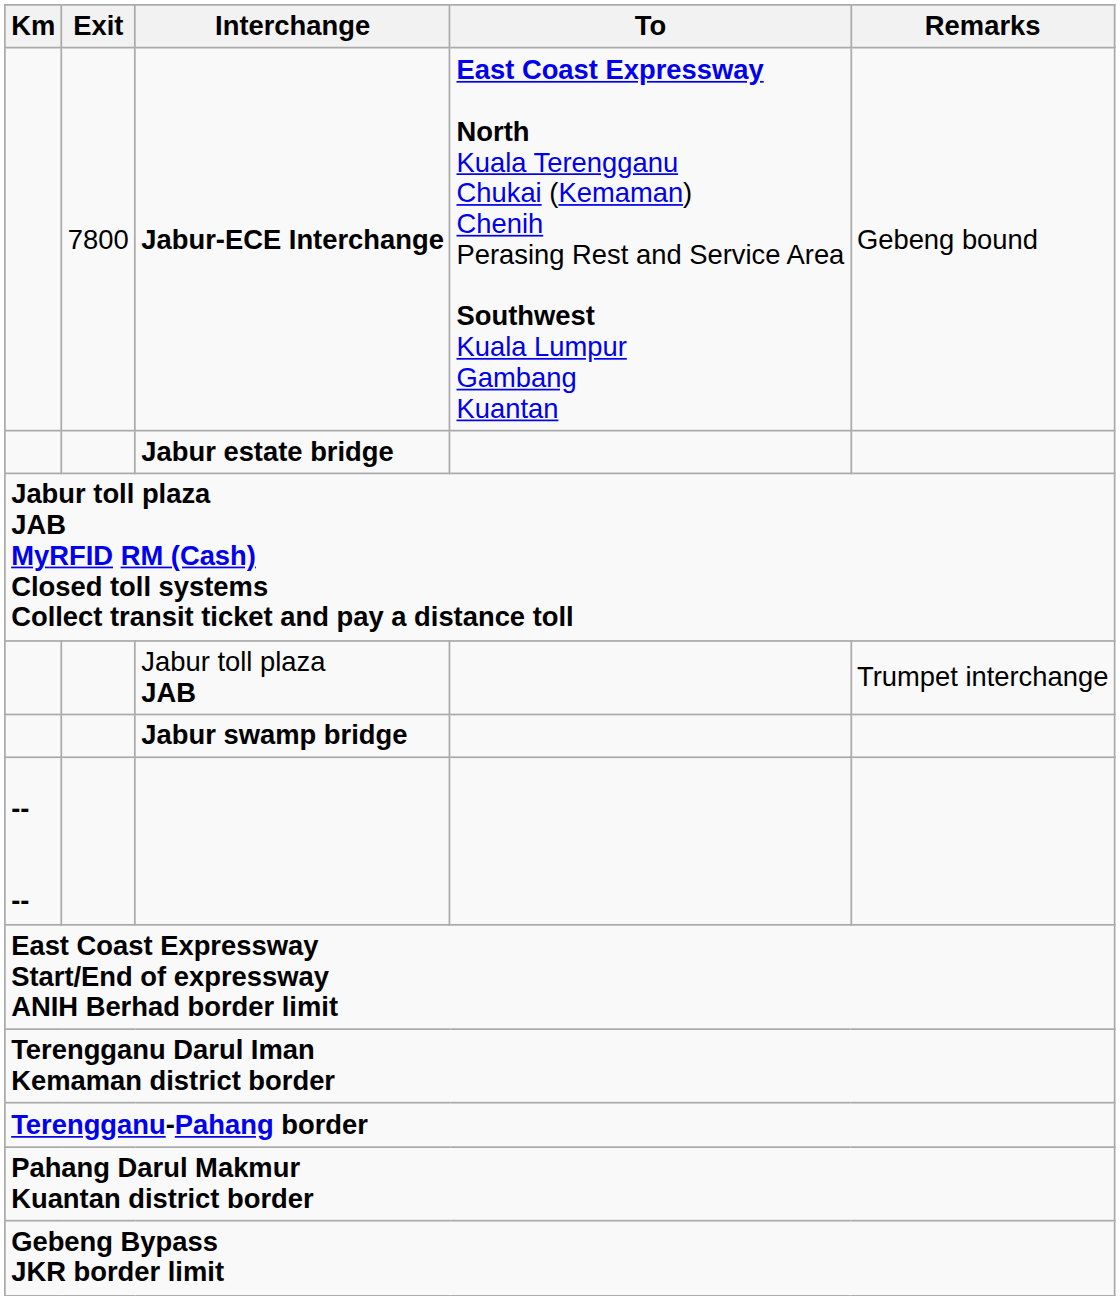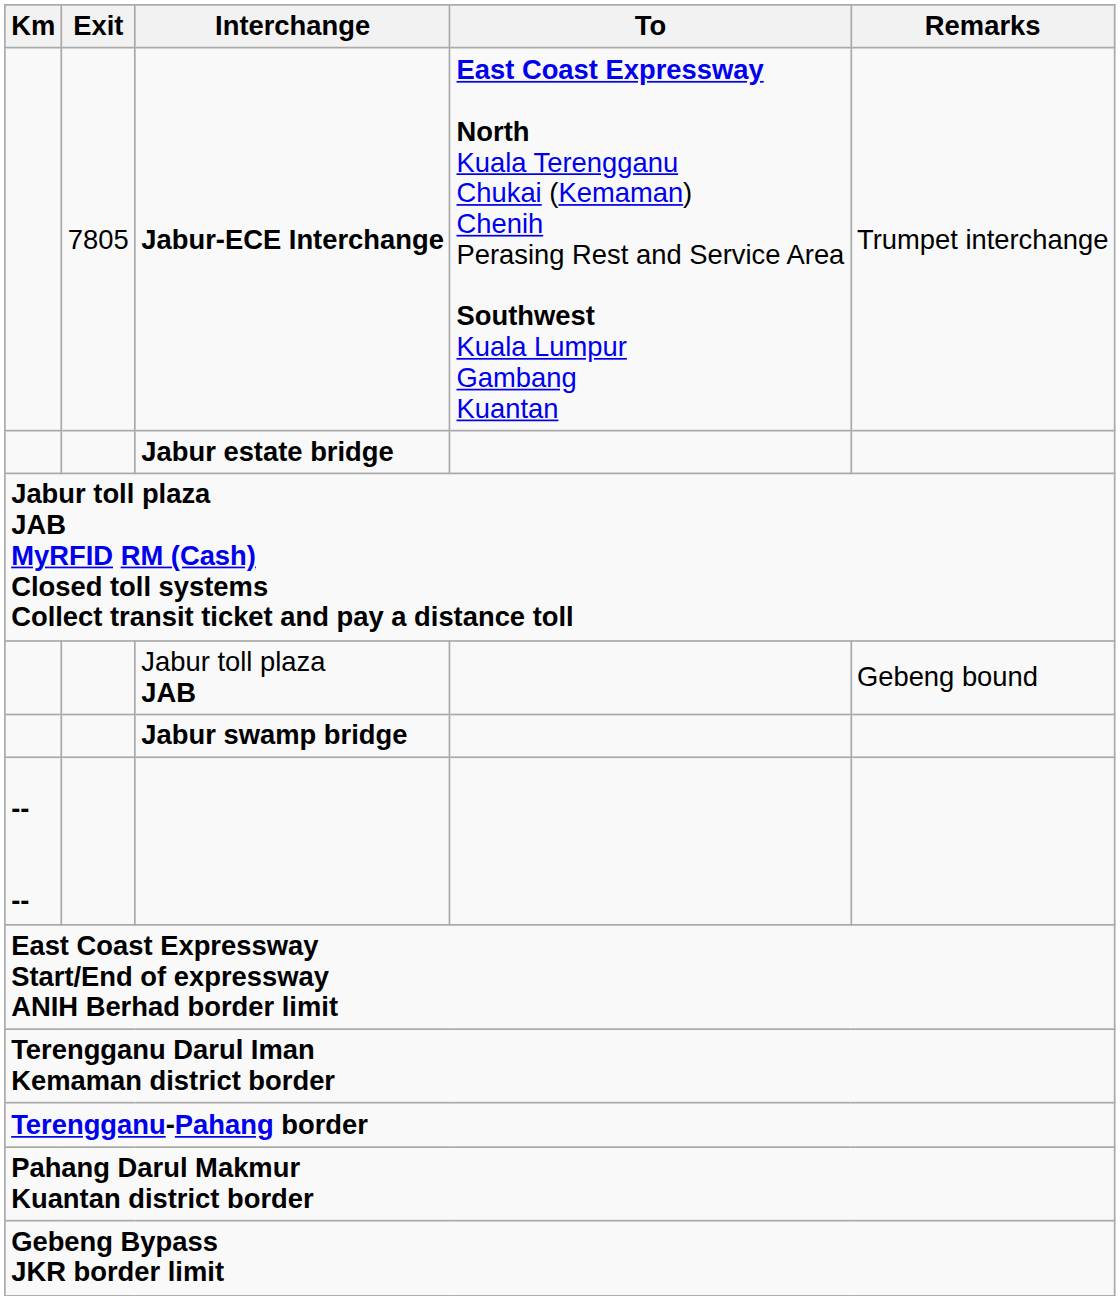(98, 238) 7800 -> (98, 238) 7805
(947, 238) Gebeng bound -> (983, 238) Trumpet interchange
(983, 676) Trumpet interchange -> (947, 676) Gebeng bound
